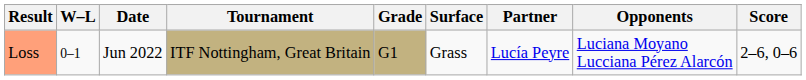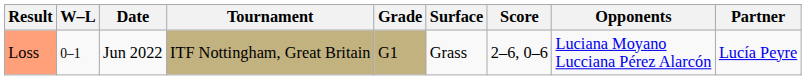columns swapped: (530, 17) <-> (769, 17)
